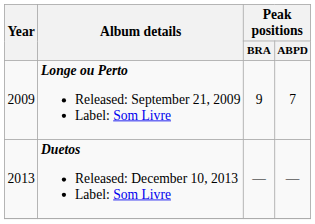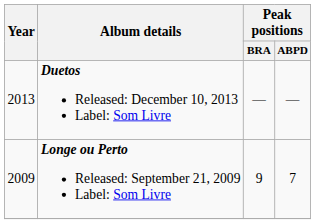rows swapped: (141, 93) <-> (141, 173)
